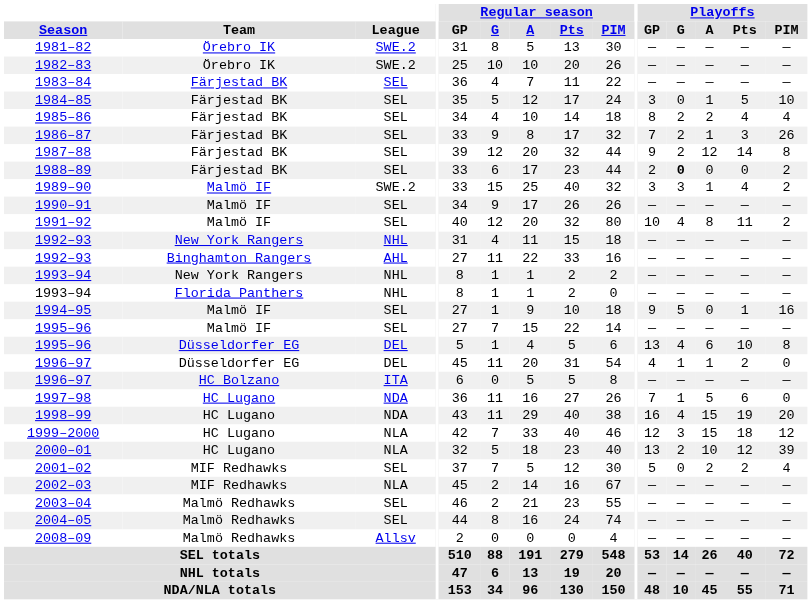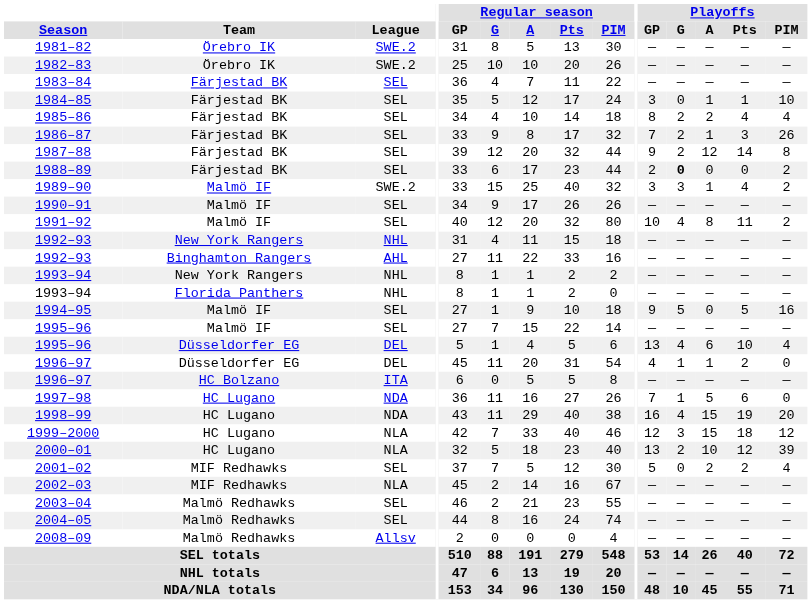(745, 100) 5 -> (745, 100) 1
(745, 310) 1 -> (745, 310) 5
(787, 345) 8 -> (787, 345) 4
